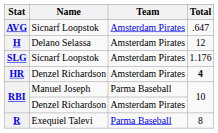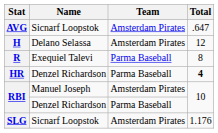rows swapped: (17, 120) <-> (17, 58)
(148, 74) Amsterdam Pirates -> (141, 74) Parma Baseball
(141, 89) Parma Baseball -> (148, 89) Amsterdam Pirates
(148, 105) Amsterdam Pirates -> (141, 105) Parma Baseball
